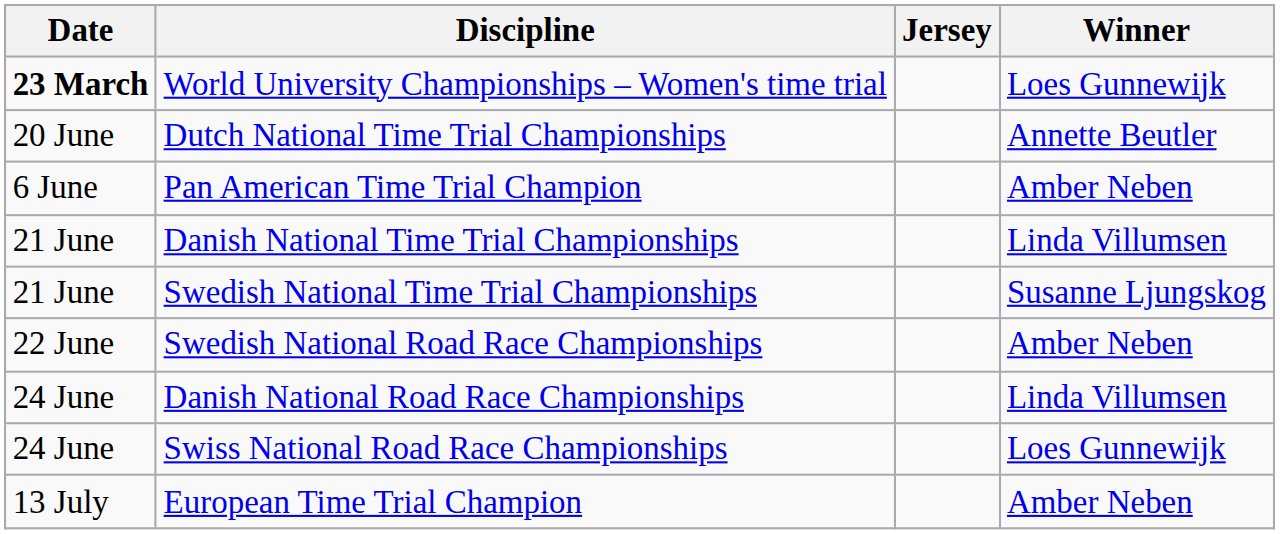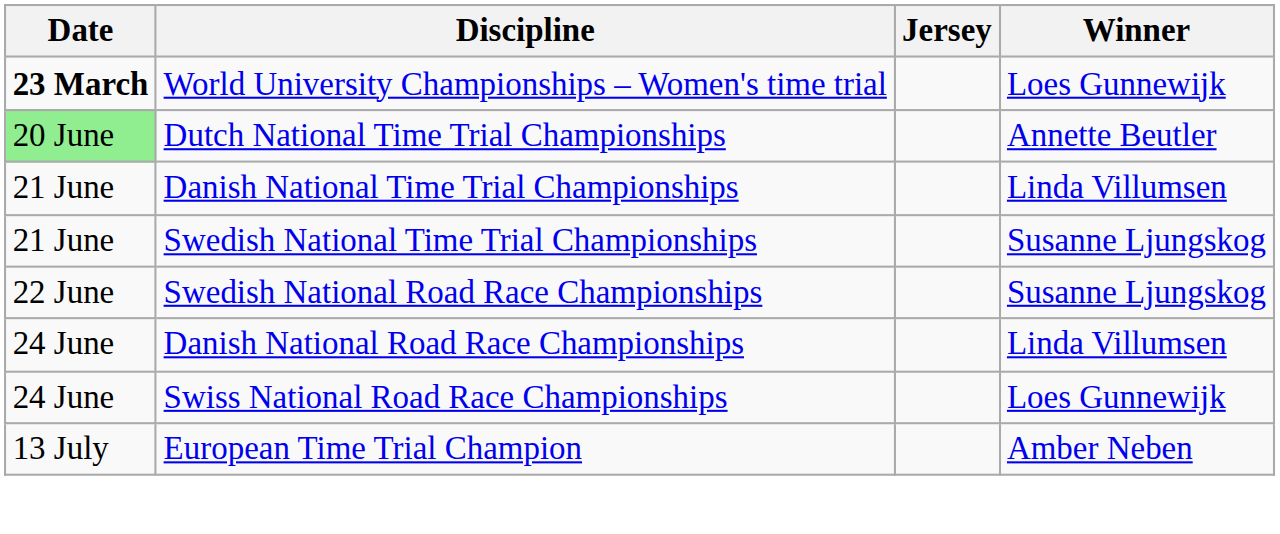(63, 135) no background -> (63, 135) lightgreen background
- row: (403, 187)
(1100, 344) Amber Neben -> (1136, 291) Susanne Ljungskog
